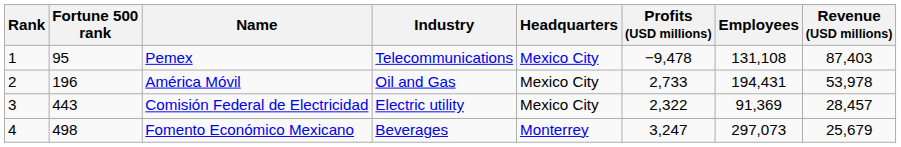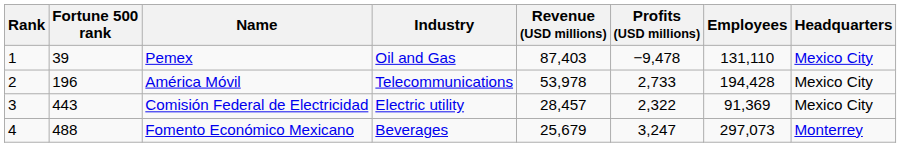columns swapped: (849, 25) <-> (569, 25)
(61, 57) 95 -> (61, 57) 39
(444, 57) Telecommunications -> (415, 57) Oil and Gas
(759, 57) 131,108 -> (747, 57) 131,110
(415, 81) Oil and Gas -> (444, 81) Telecommunications
(759, 81) 194,431 -> (747, 81) 194,428
(65, 130) 498 -> (65, 130) 488
